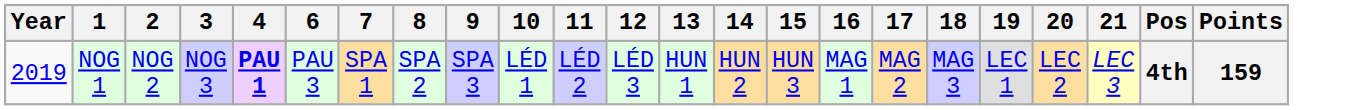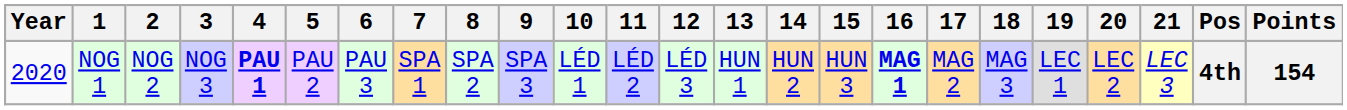+ column: (313, 23)
(39, 73) 2019 -> (39, 73) 2020
(846, 73) normal -> (900, 73) bold
(1241, 73) 159 -> (1294, 73) 154
